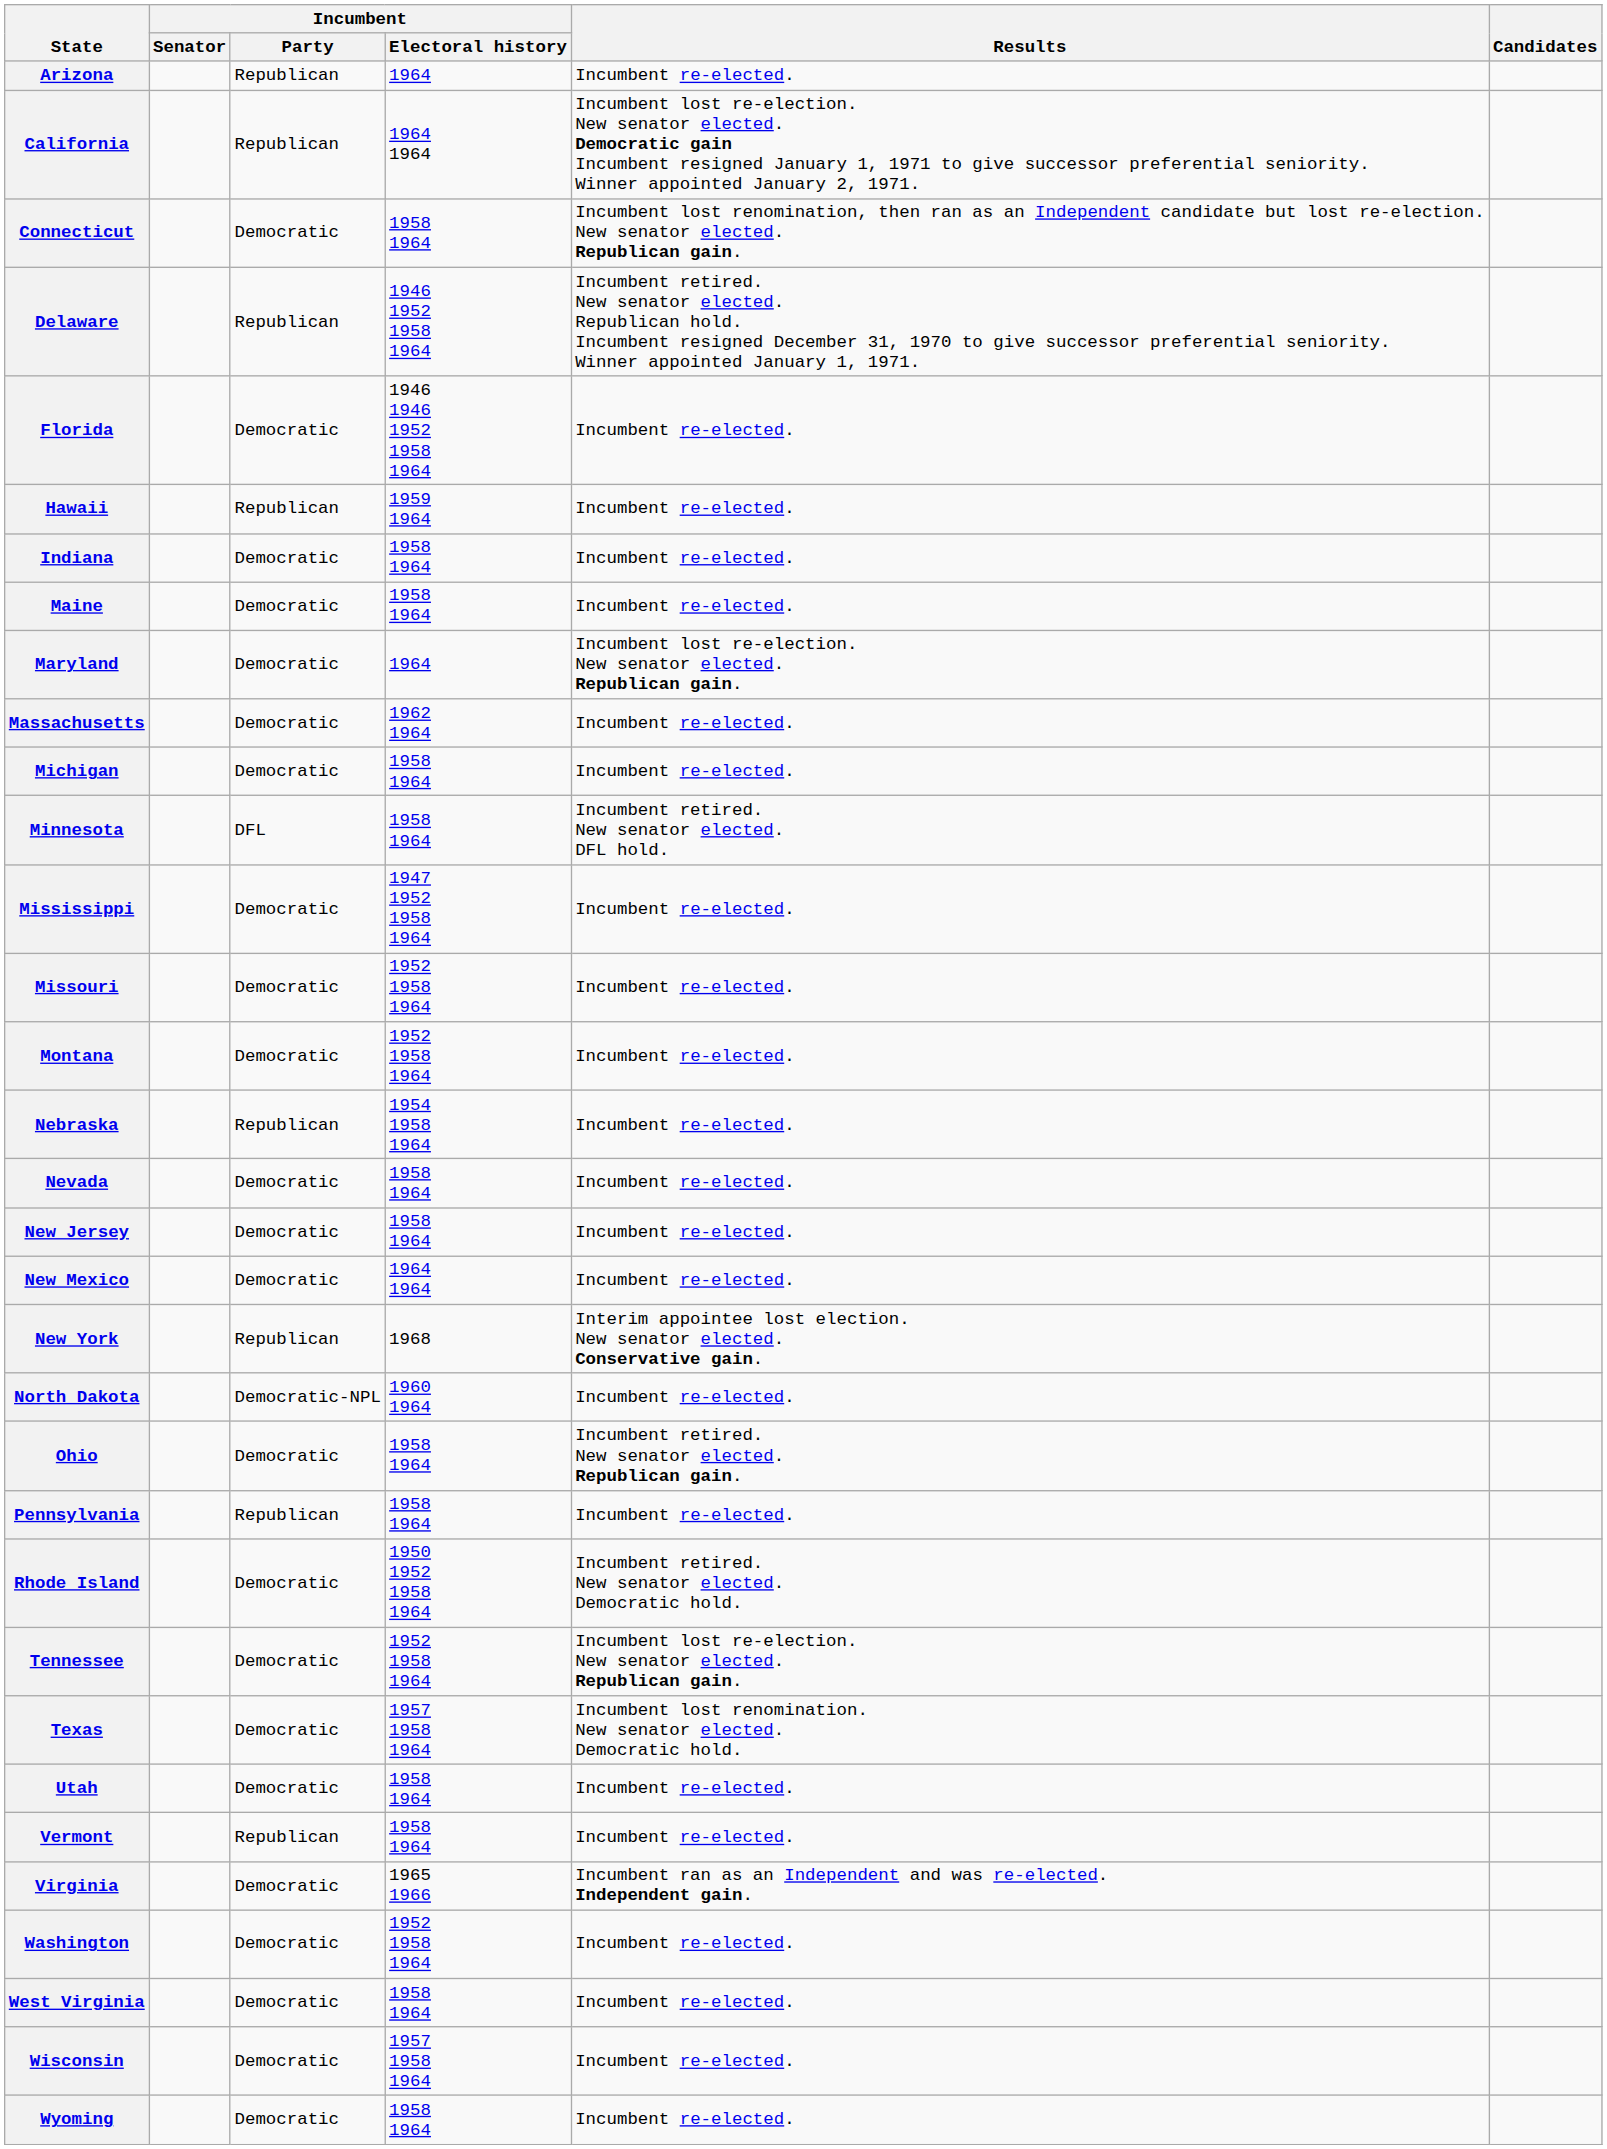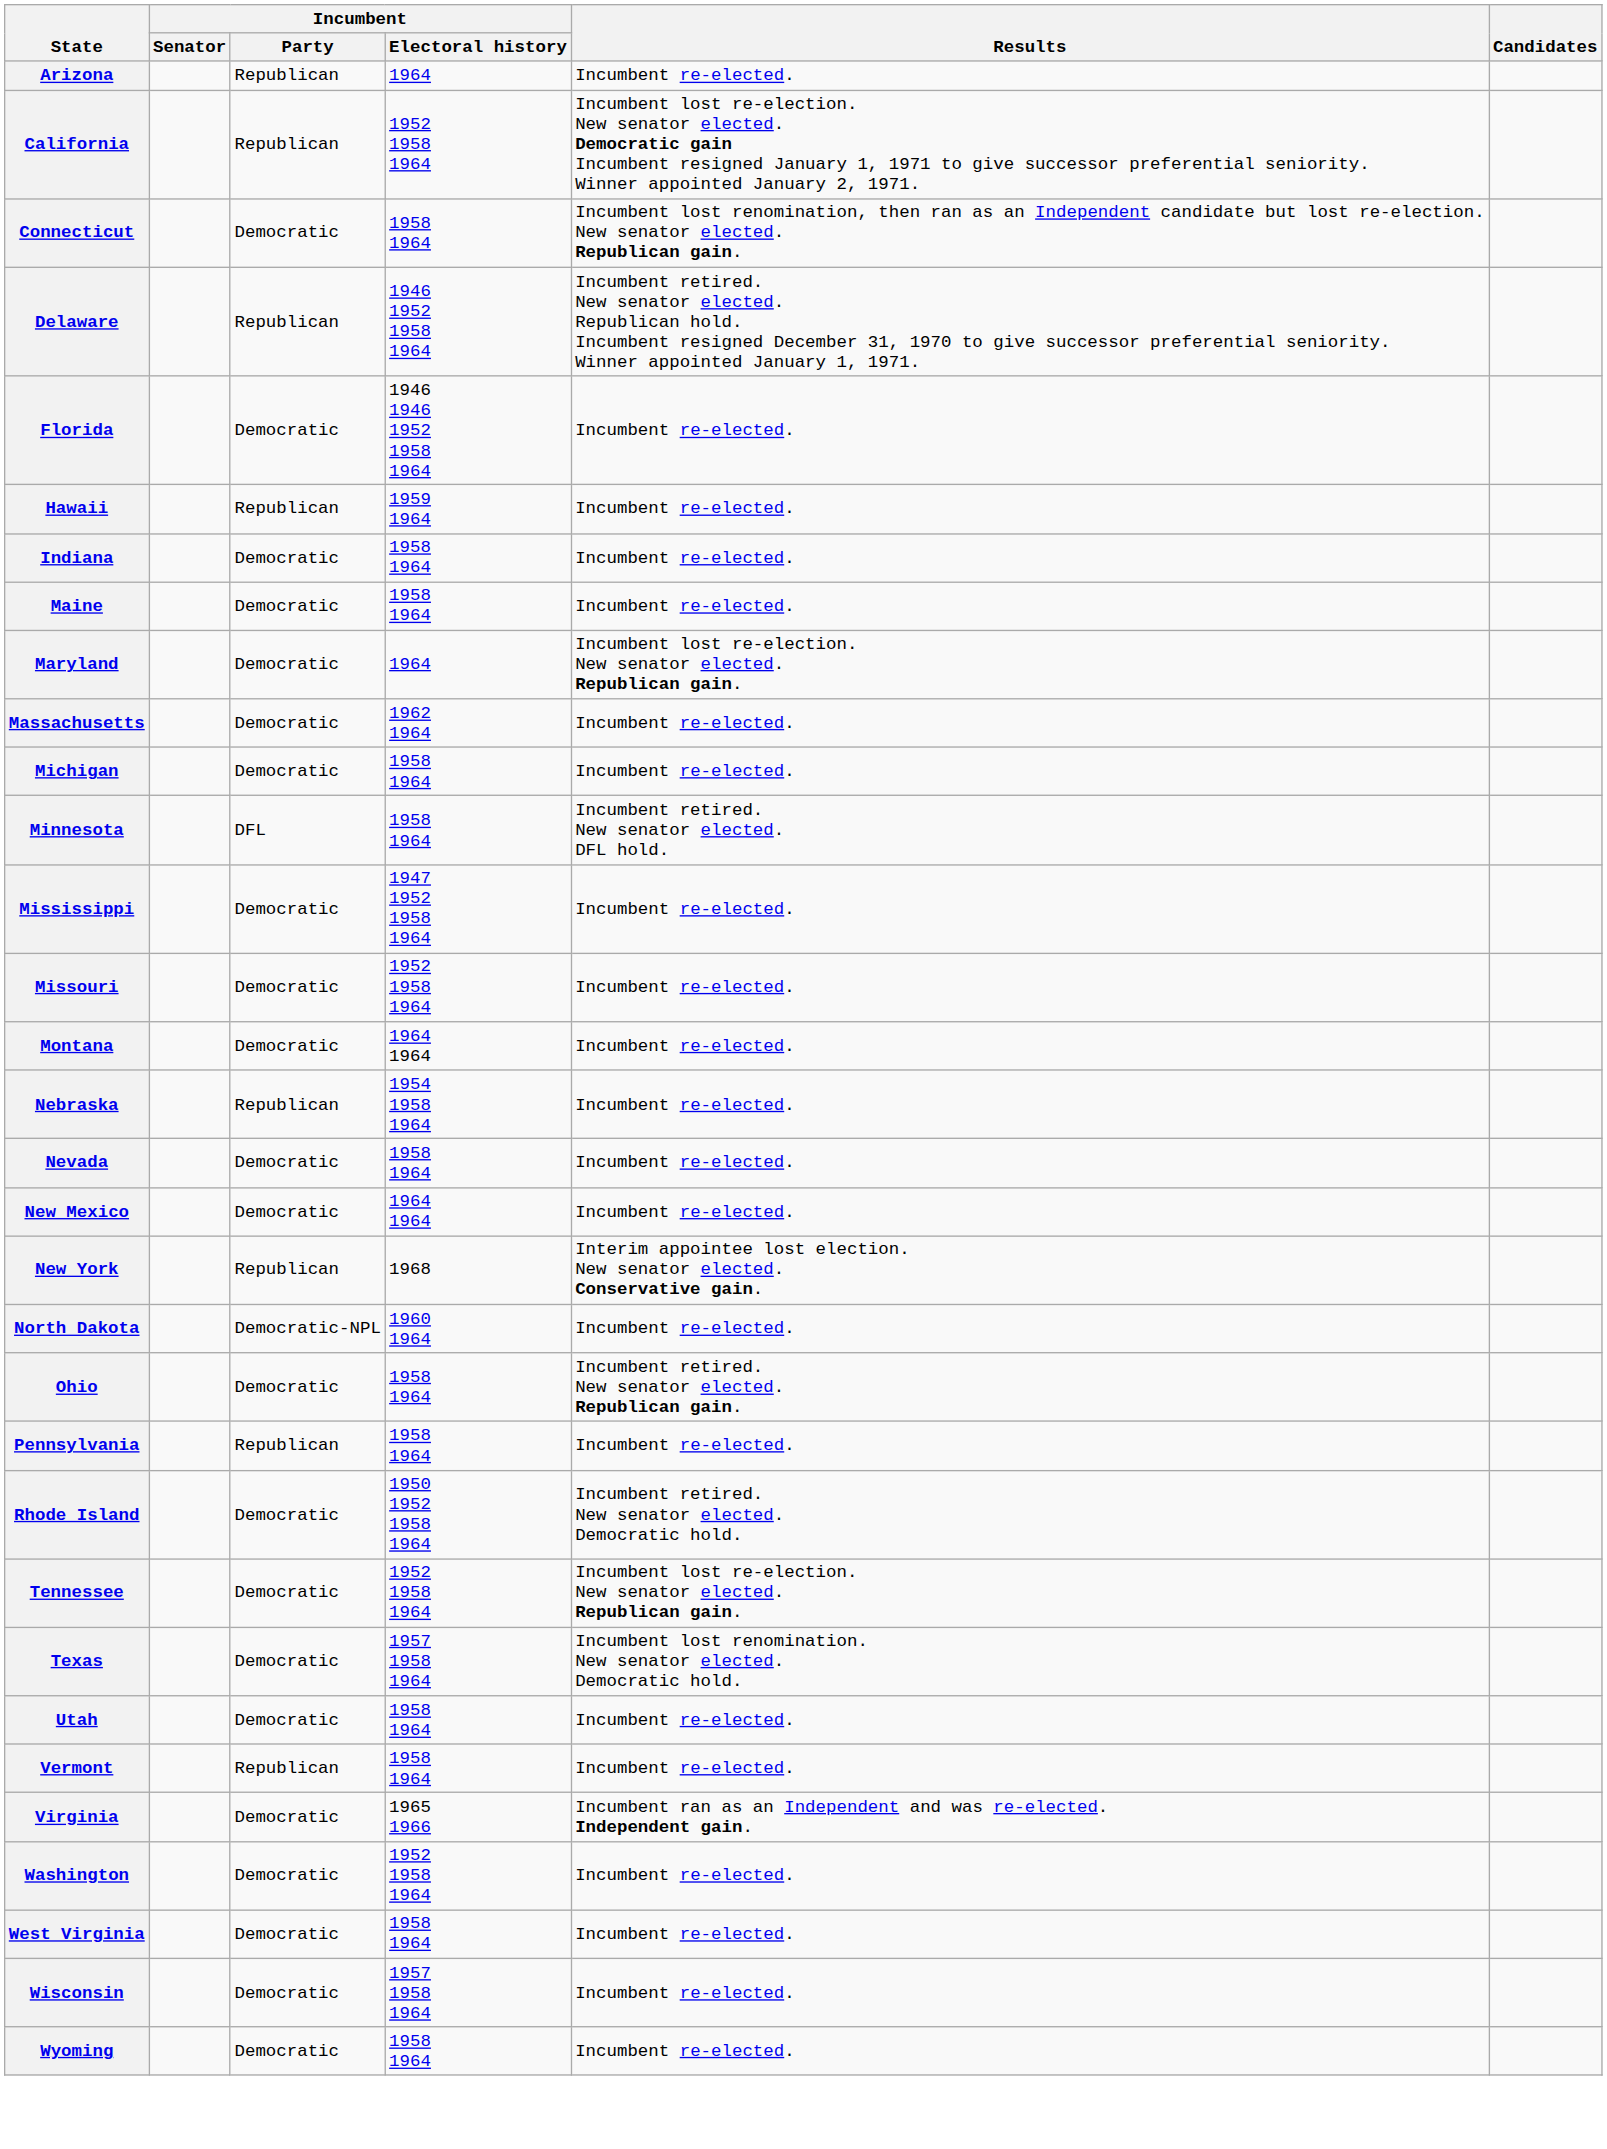(410, 144) 1964 1964 -> (410, 144) 1952 1958 1964
(410, 1056) 1952 1958 1964 -> (410, 1046) 1964 1964
- row: (77, 1232)
